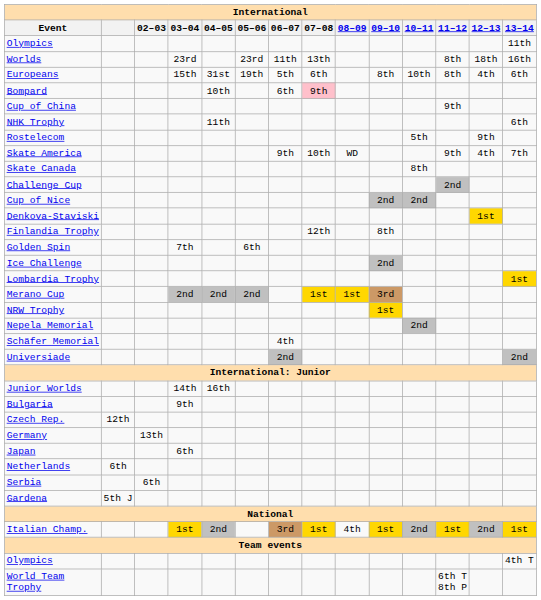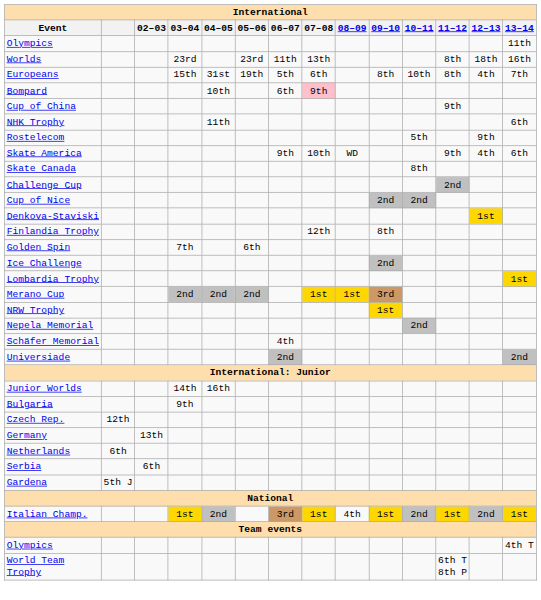(519, 75) 6th -> (519, 75) 7th
(519, 153) 7th -> (519, 153) 6th
- row: (21, 451)
